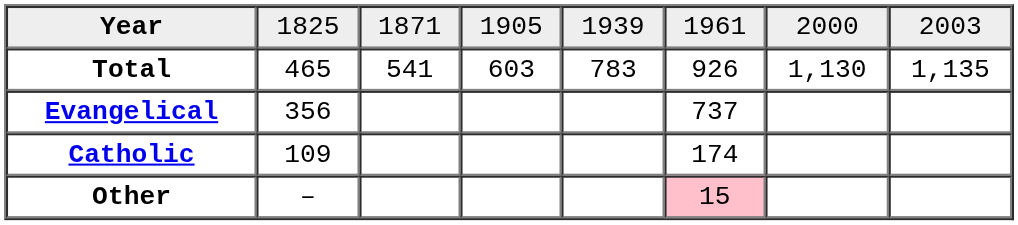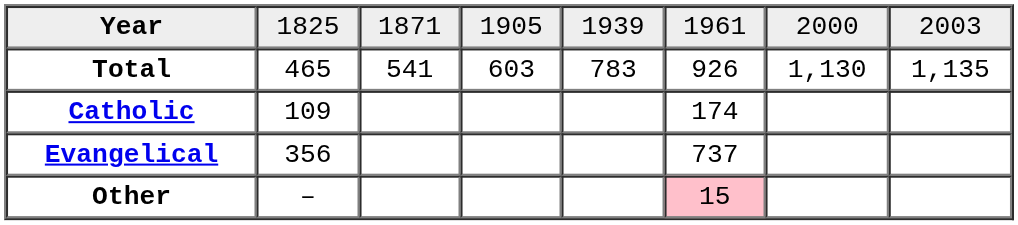rows swapped: (132, 154) <-> (132, 112)
